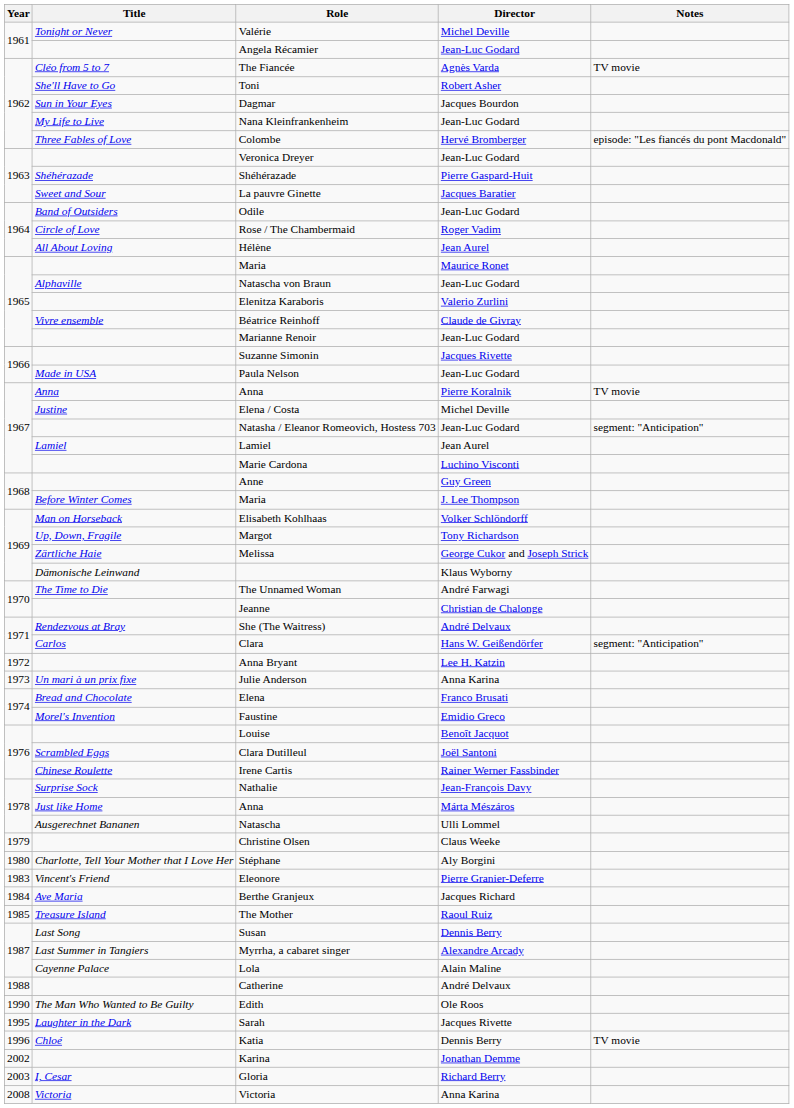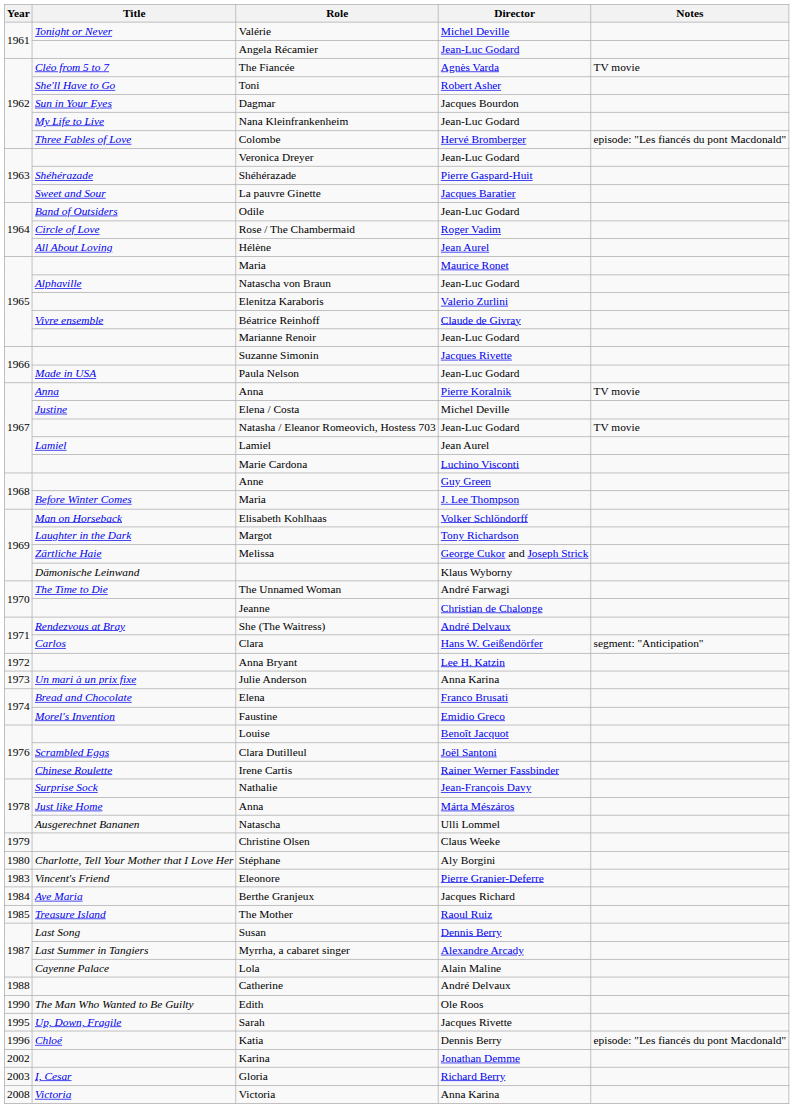(649, 427) segment: "Anticipation" -> (617, 427) TV movie
(78, 535) Up, Down, Fragile -> (83, 535) Laughter in the Dark
(83, 1022) Laughter in the Dark -> (78, 1022) Up, Down, Fragile
(617, 1040) TV movie -> (690, 1040) episode: "Les fiancés du pont Macdonald"
